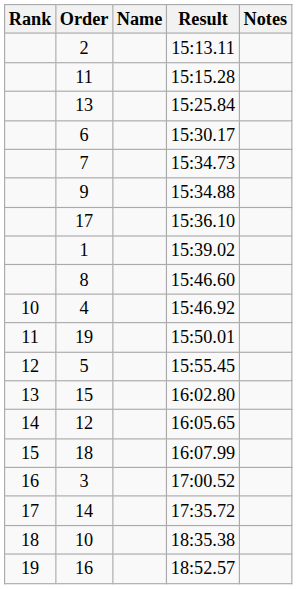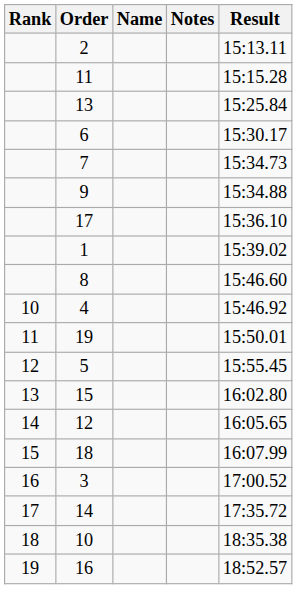columns swapped: (203, 18) <-> (265, 18)
